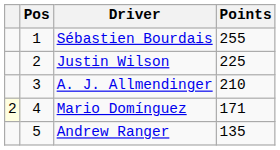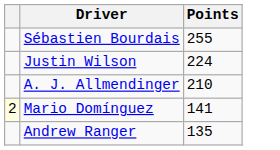- column: (37, 17)
(233, 63) 225 -> (200, 63) 224
(233, 110) 171 -> (200, 110) 141
